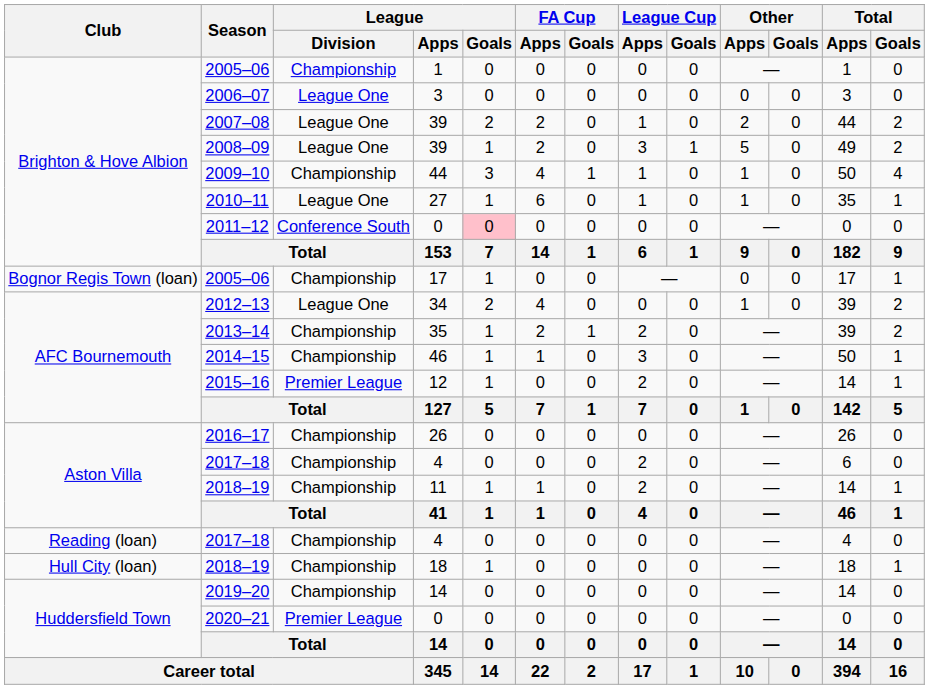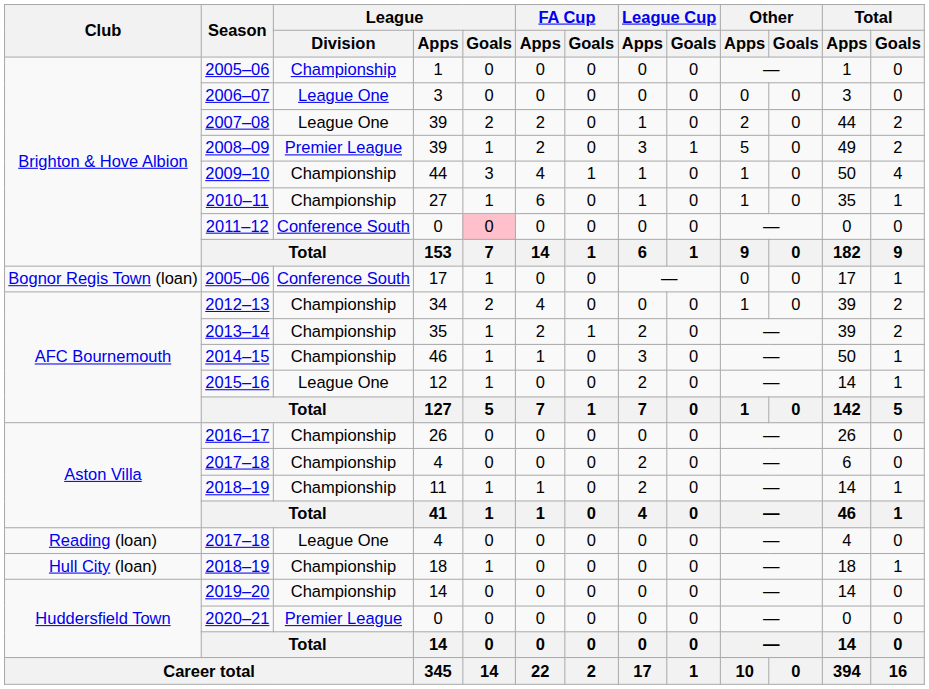(343, 148) League One -> (343, 148) Premier League
(343, 200) League One -> (343, 200) Championship
(343, 278) Championship -> (343, 278) Conference South
(343, 305) League One -> (343, 305) Championship
(343, 383) Premier League -> (343, 383) League One
(343, 540) Championship -> (343, 540) League One
